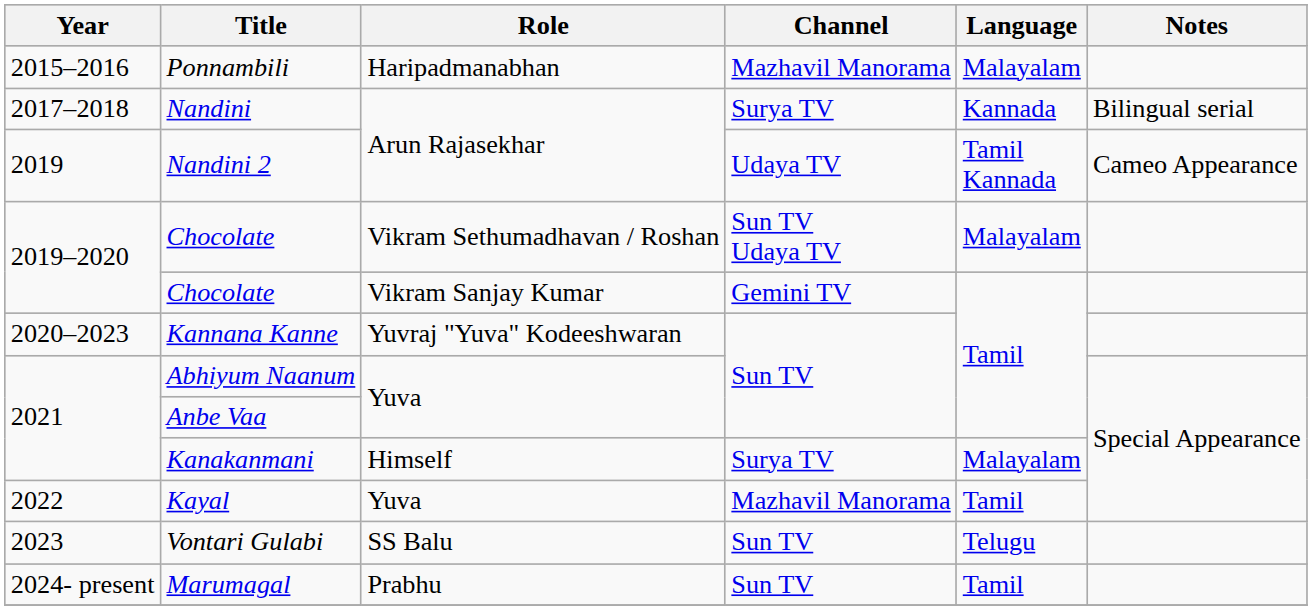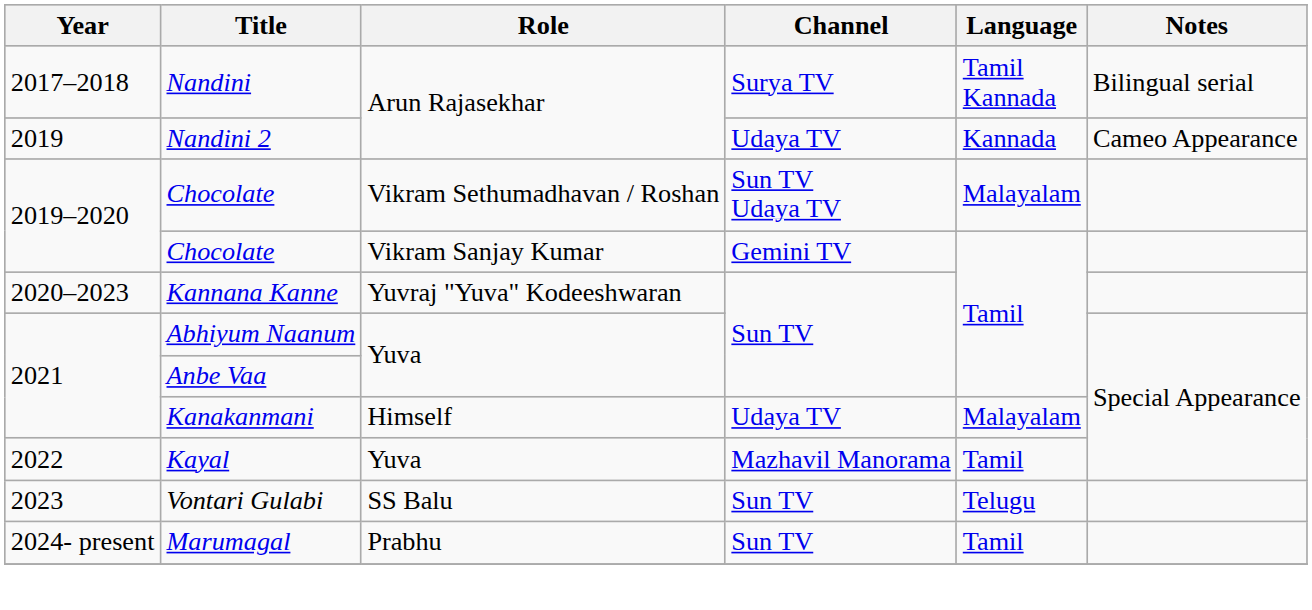- row: (228, 66)
(1009, 108) Kannada -> (1009, 81) Tamil Kannada
(1009, 164) Tamil Kannada -> (1009, 138) Kannada
(783, 458) Surya TV -> (786, 417) Udaya TV
